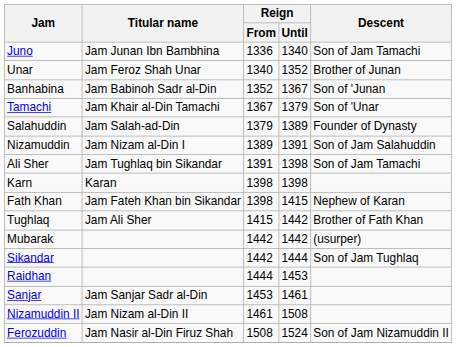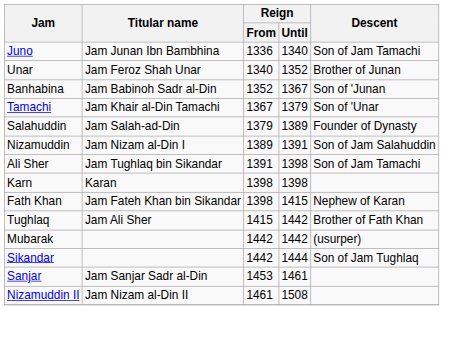- row: (29, 276)
- row: (37, 333)
